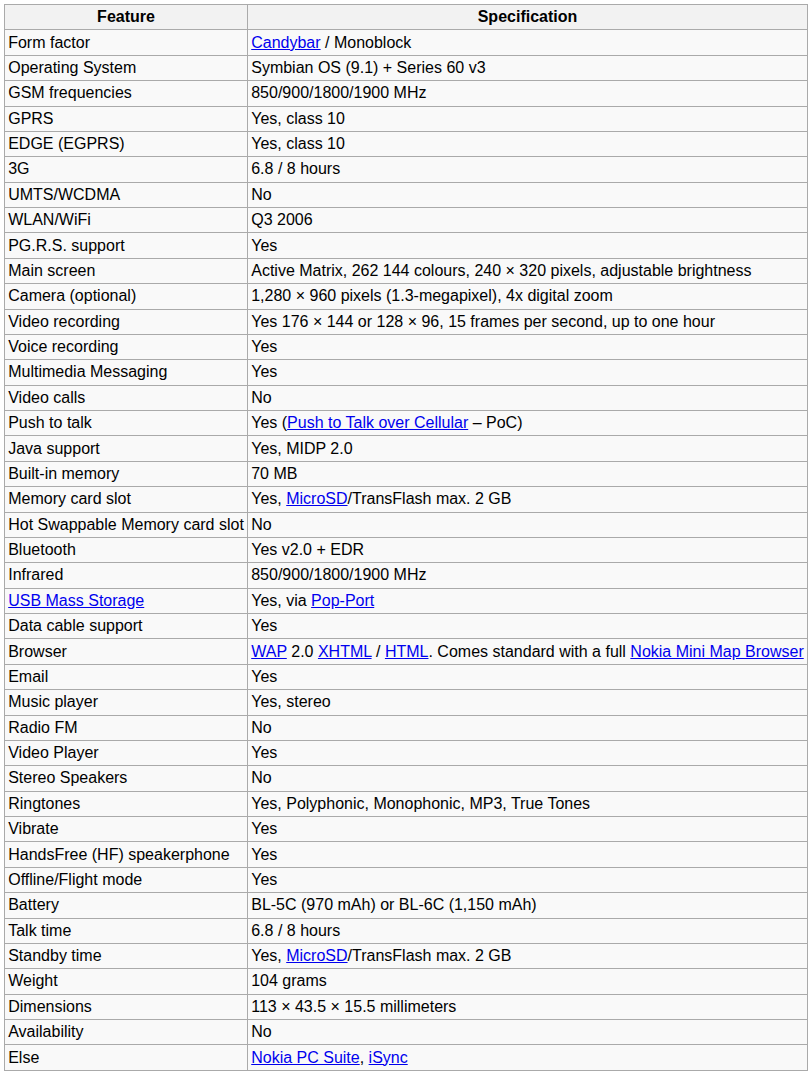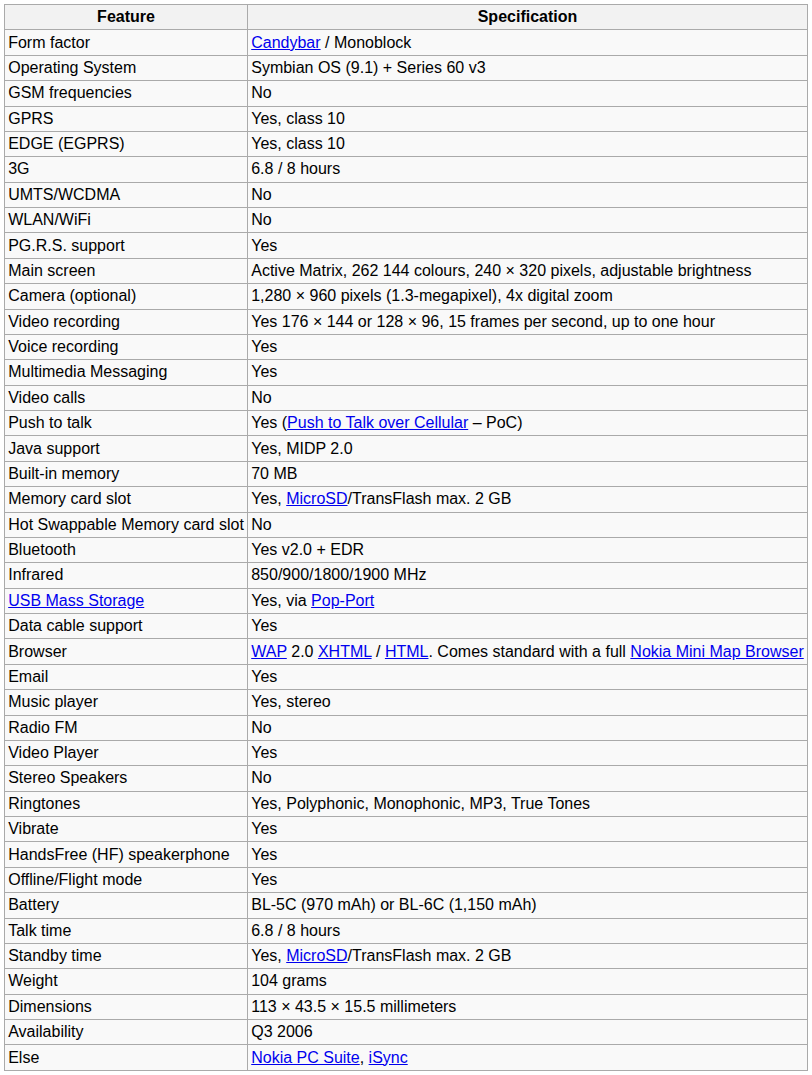(339, 93) 850/900/1800/1900 MHz -> (261, 93) No
(282, 220) Q3 2006 -> (261, 220) No
(261, 1032) No -> (282, 1032) Q3 2006
